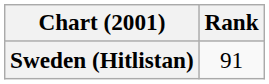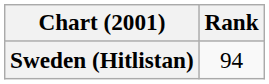(232, 59) 91 -> (232, 59) 94
